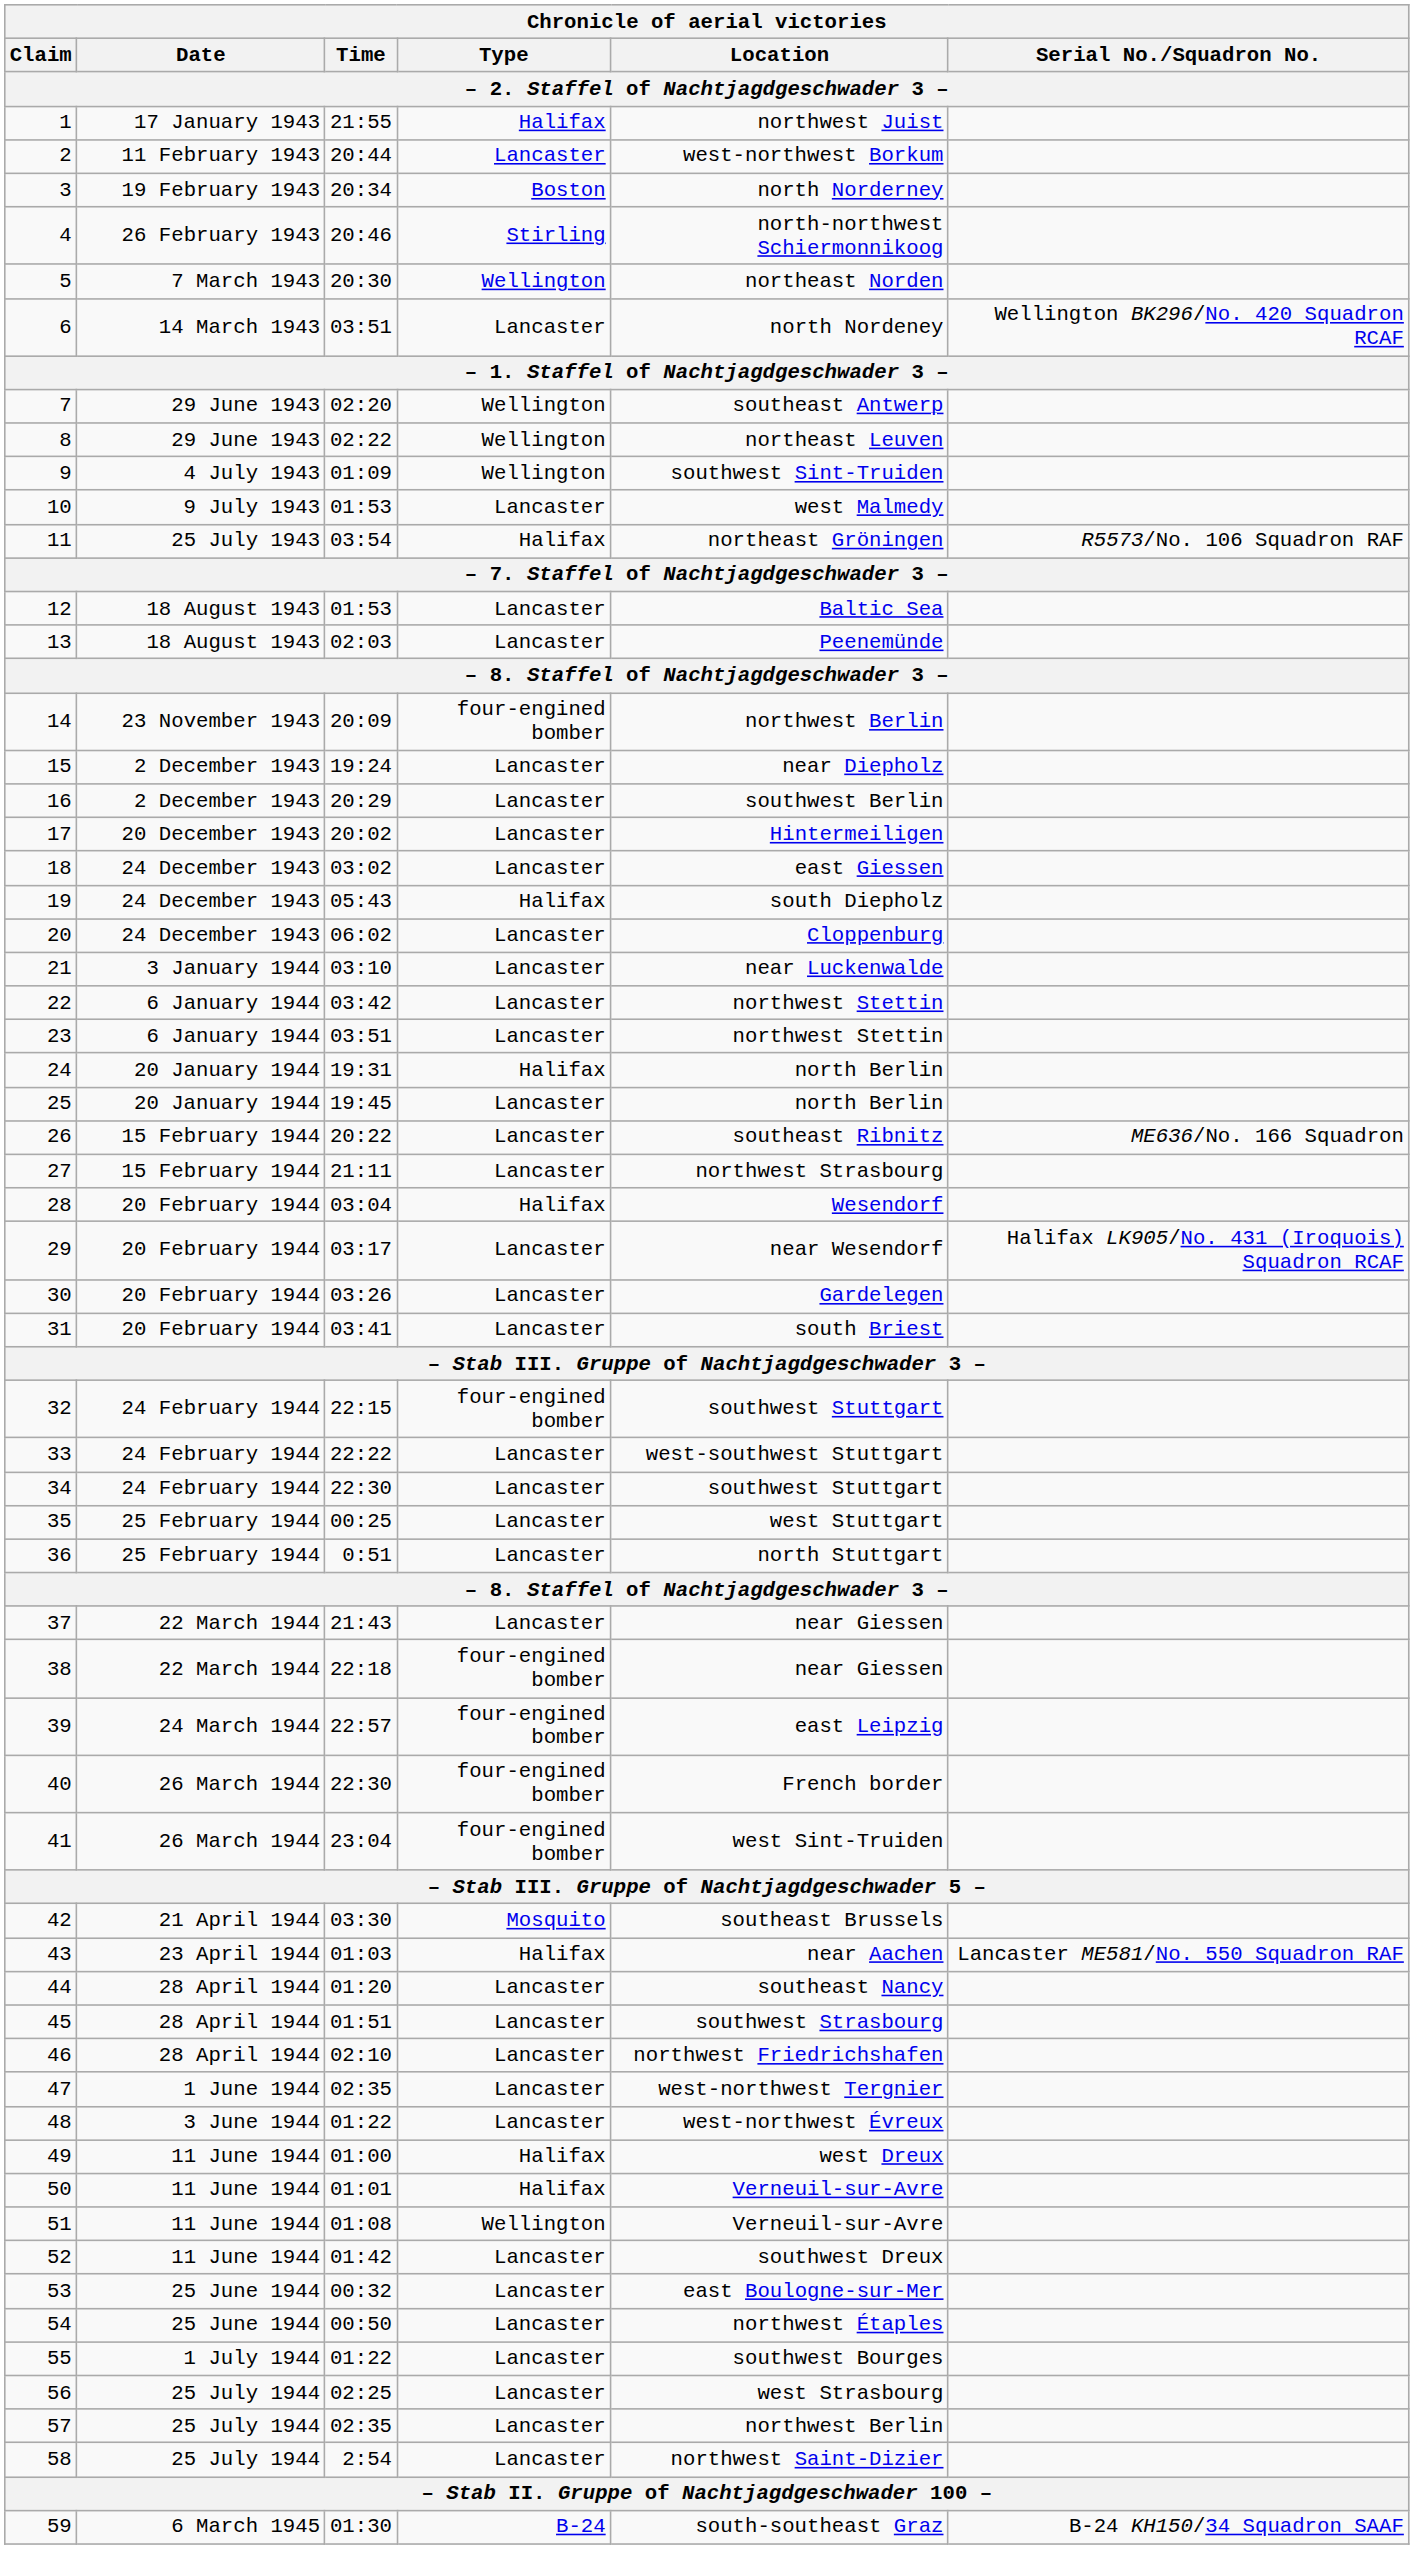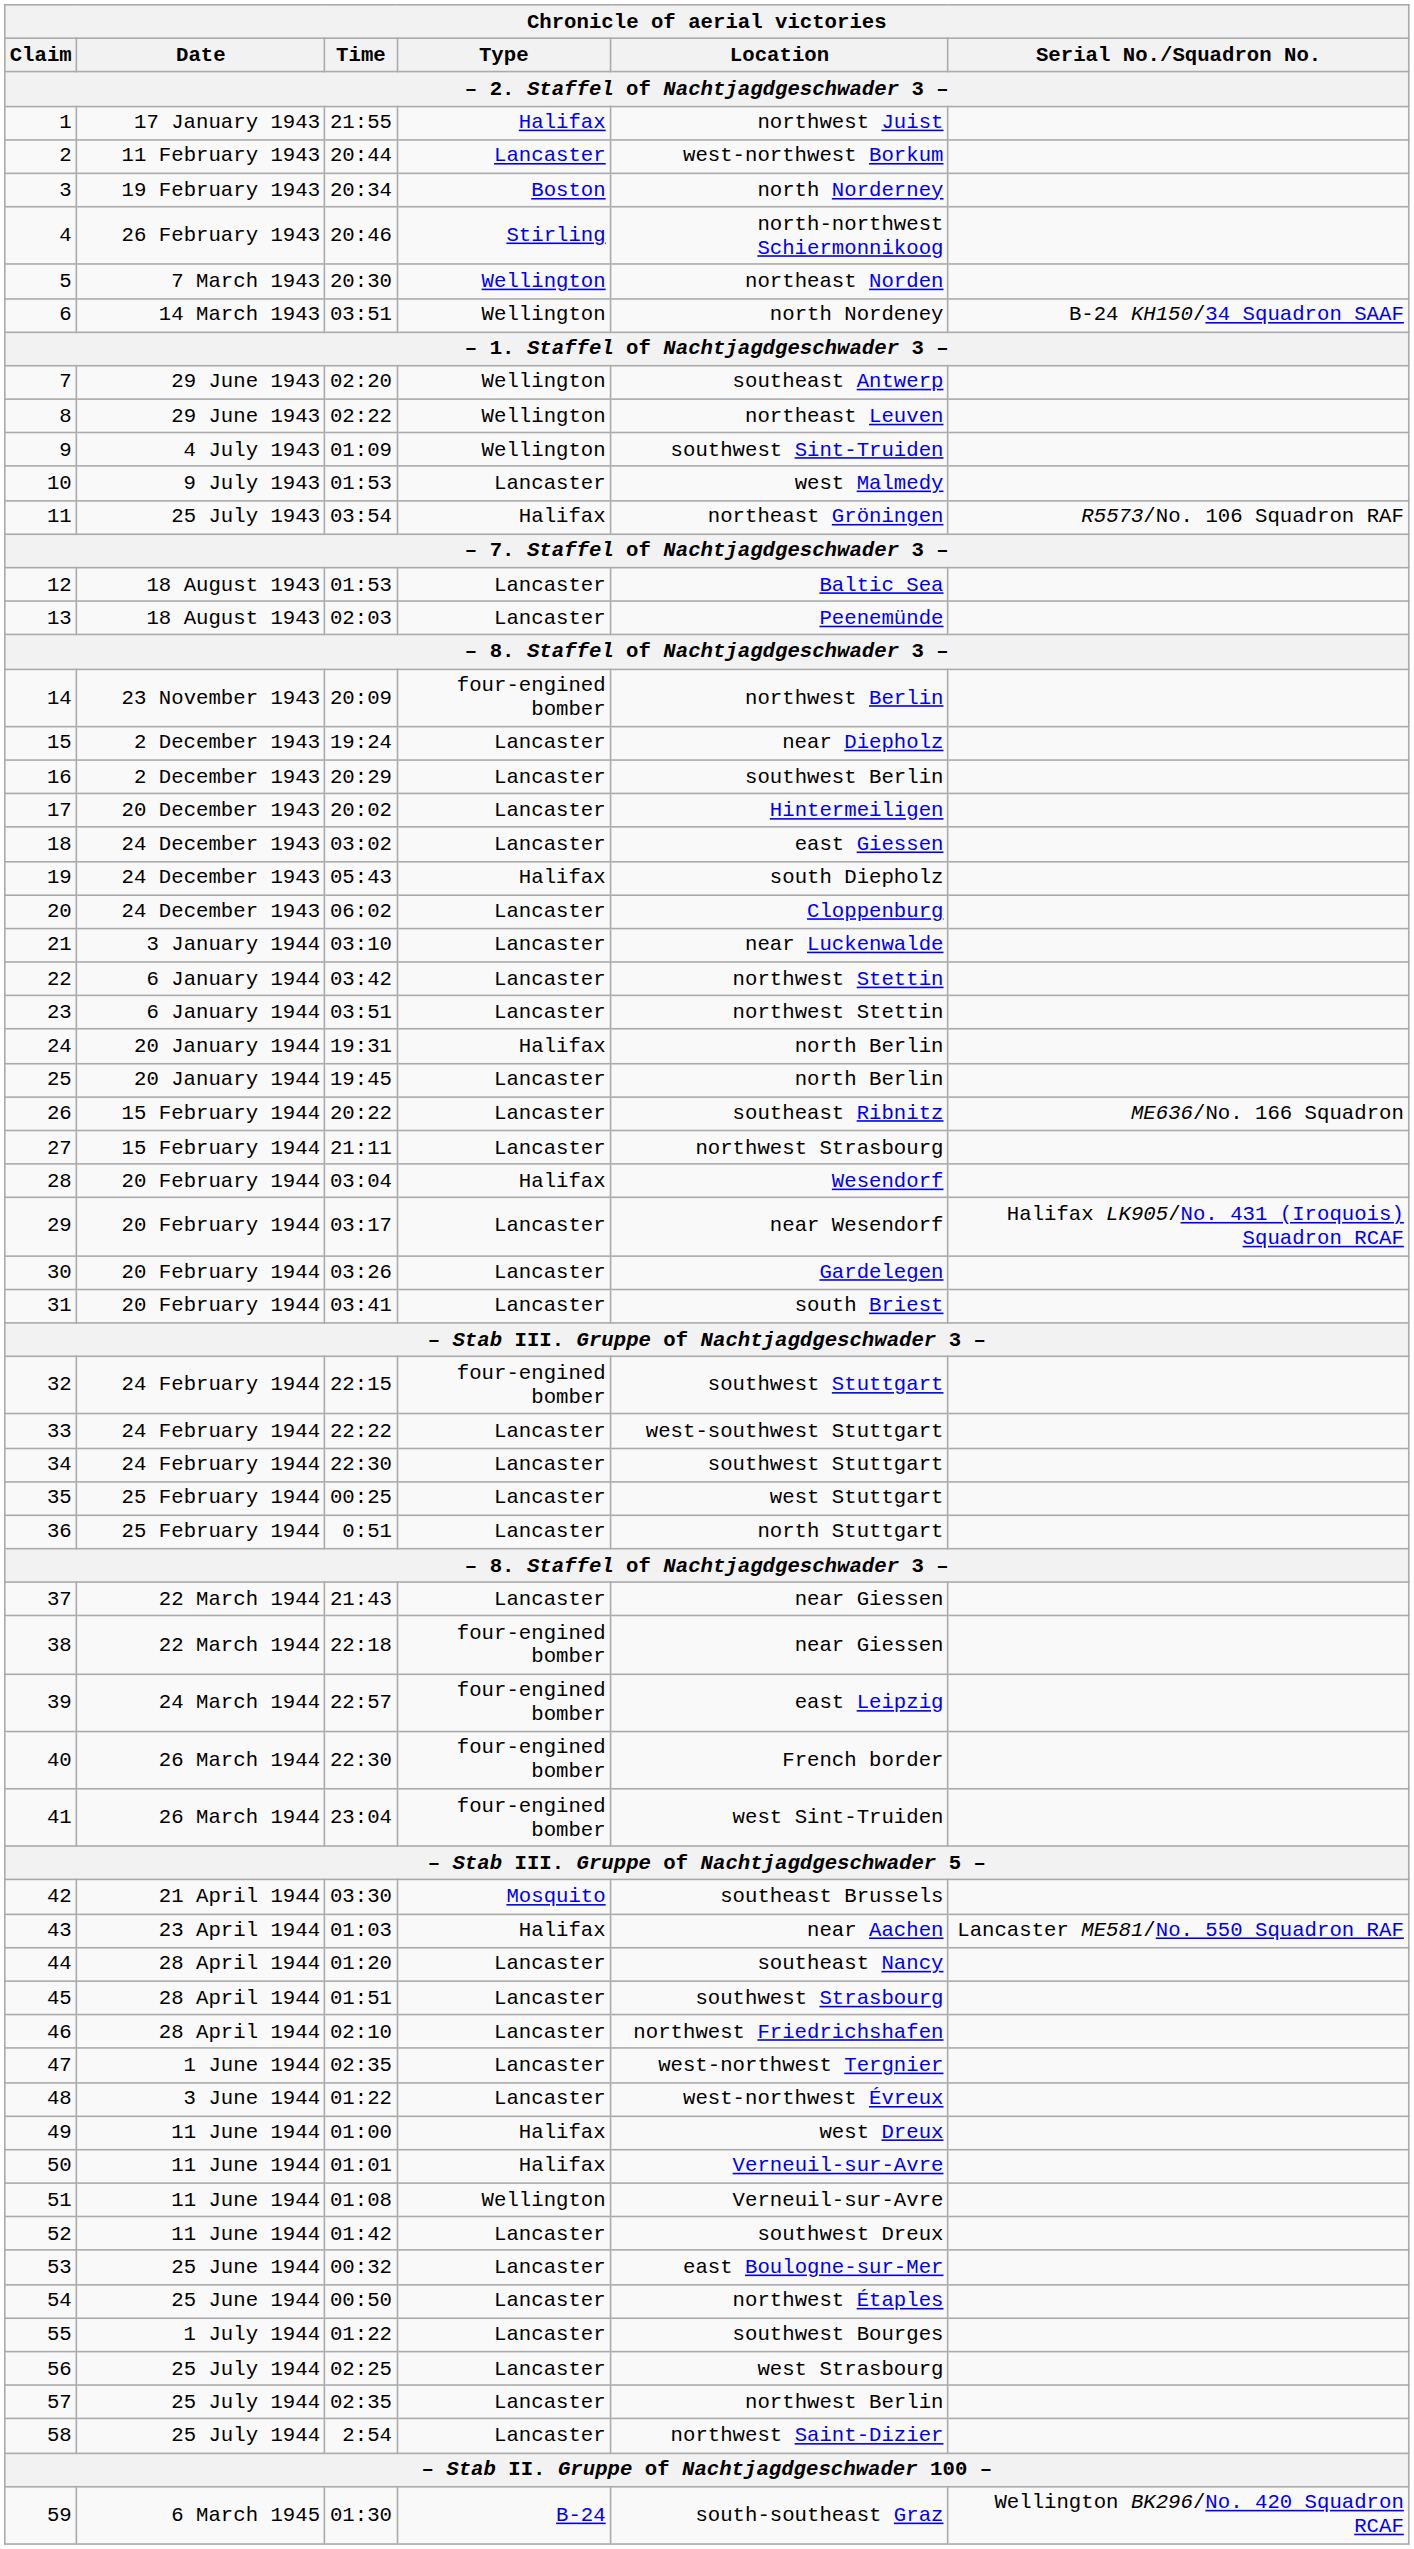(550, 327) Lancaster -> (544, 315) Wellington
(1199, 327) Wellington BK296/No. 420 Squadron RCAF -> (1236, 315) B-24 KH150/34 Squadron SAAF
(1236, 2527) B-24 KH150/34 Squadron SAAF -> (1199, 2515) Wellington BK296/No. 420 Squadron RCAF
